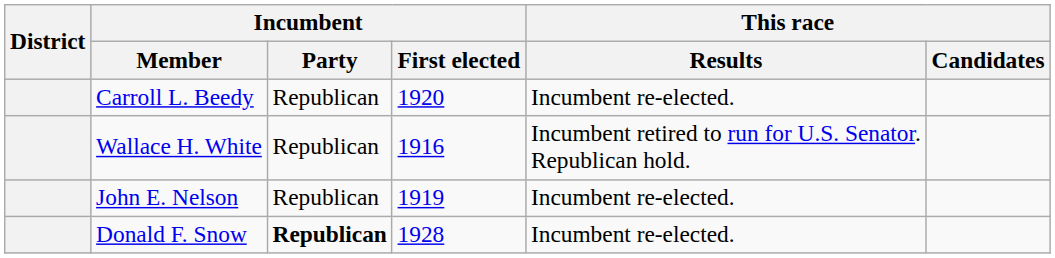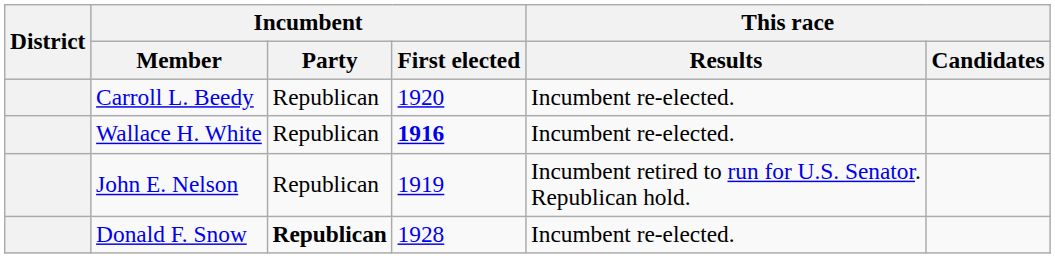(421, 147) normal -> (421, 134) bold
(726, 147) Incumbent retired to run for U.S. Senator. Republican hold. -> (633, 134) Incumbent re-elected.
(633, 197) Incumbent re-elected. -> (726, 184) Incumbent retired to run for U.S. Senator. Republican hold.
